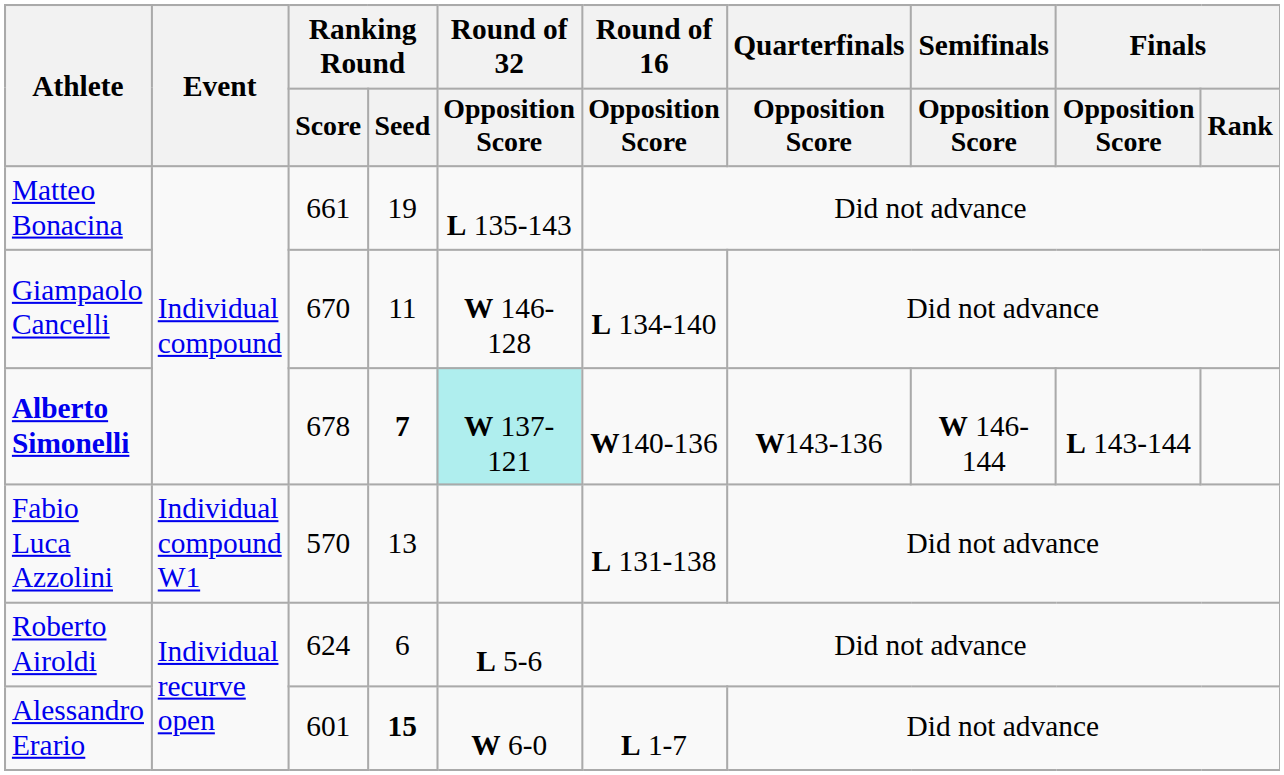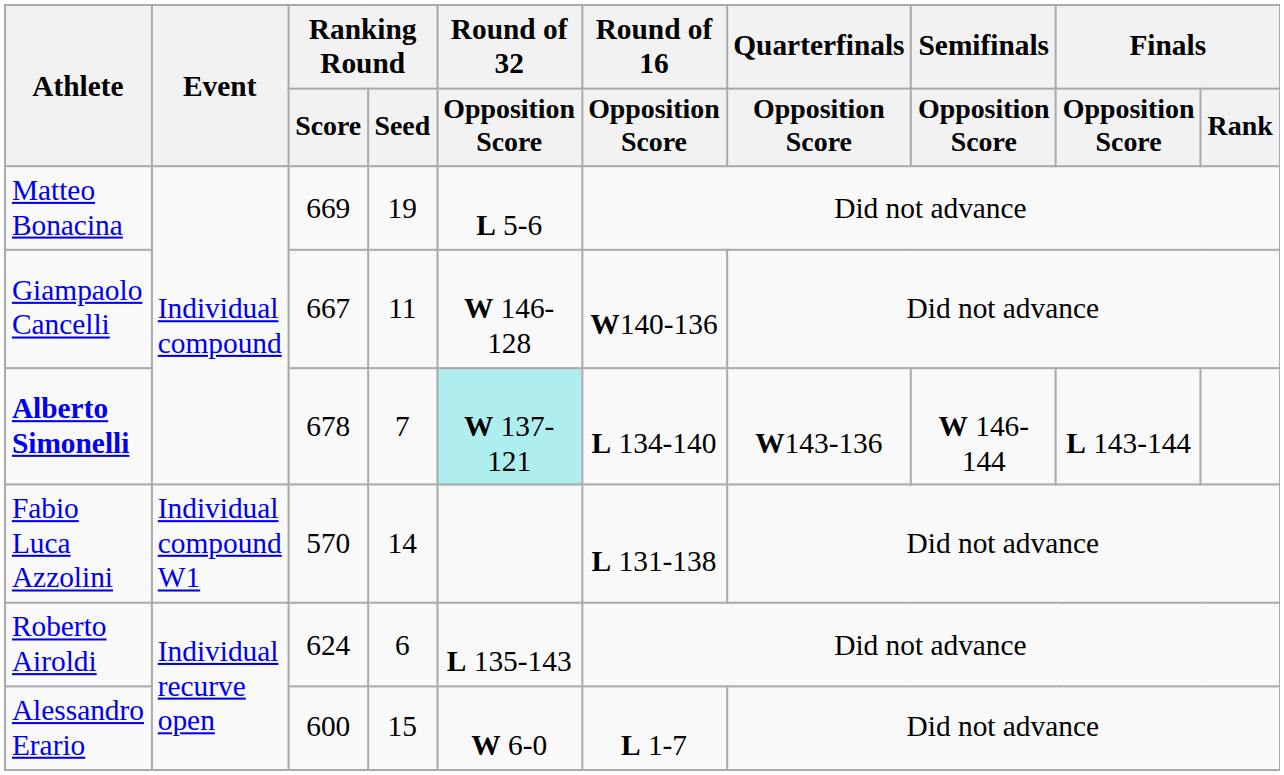(328, 208) 661 -> (328, 208) 669
(509, 225) L 135-143 -> (509, 225) L 5-6
(328, 308) 670 -> (328, 308) 667
(654, 325) L 134-140 -> (654, 325) W140-136
(402, 426) bold -> (402, 426) normal
(654, 443) W140-136 -> (654, 443) L 134-140
(402, 544) 13 -> (402, 544) 14
(509, 661) L 5-6 -> (509, 661) L 135-143
(328, 727) 601 -> (328, 727) 600
(402, 727) bold -> (402, 727) normal
